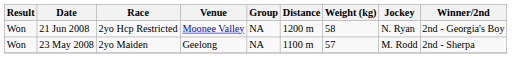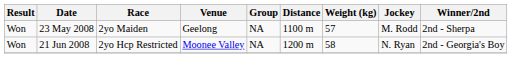rows swapped: (67, 45) <-> (64, 28)
